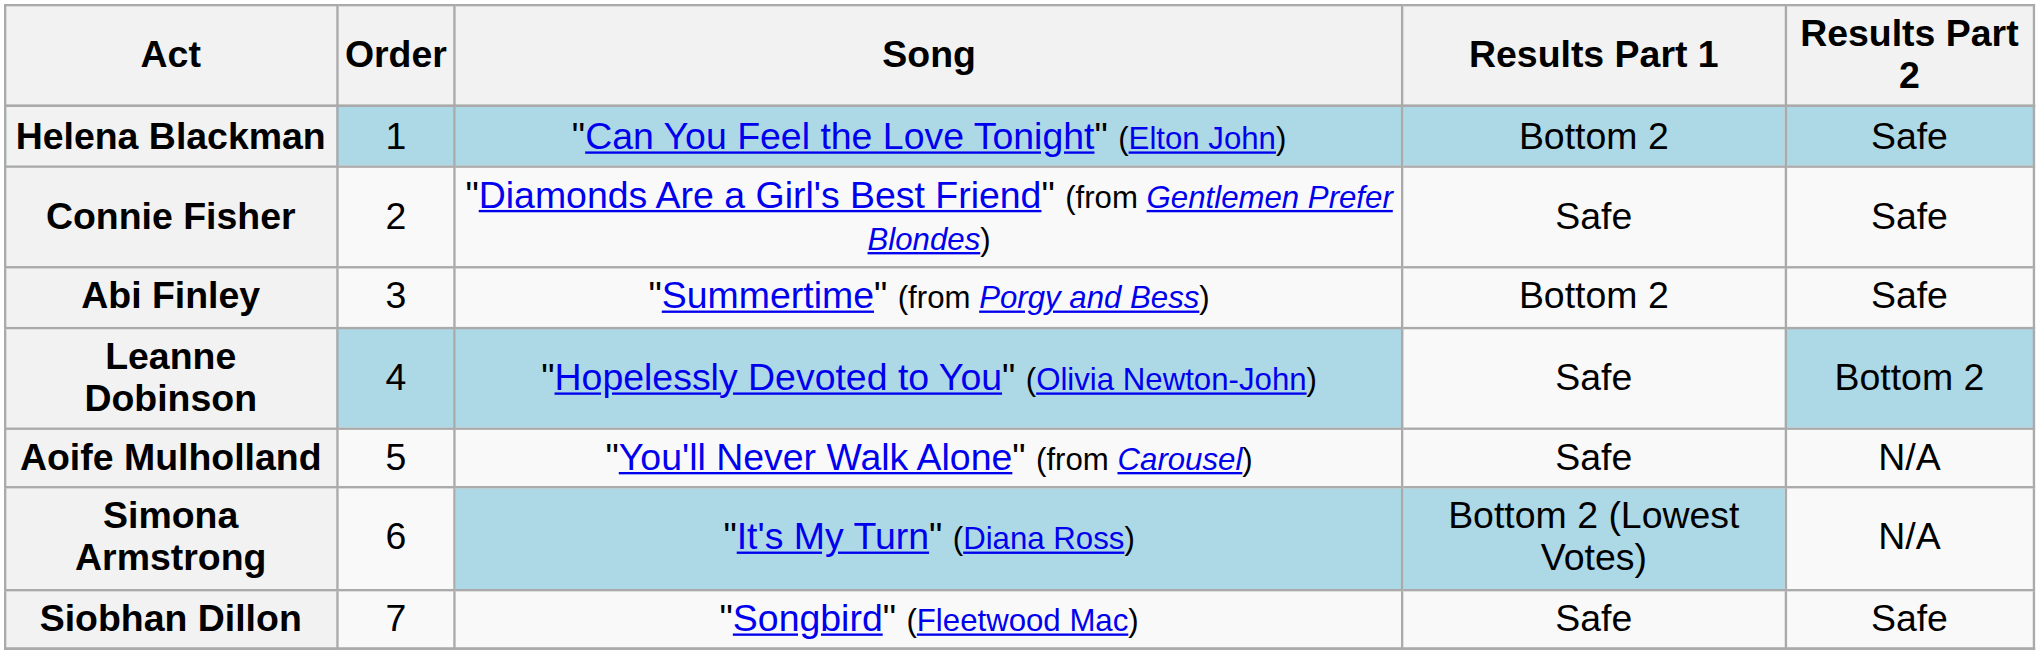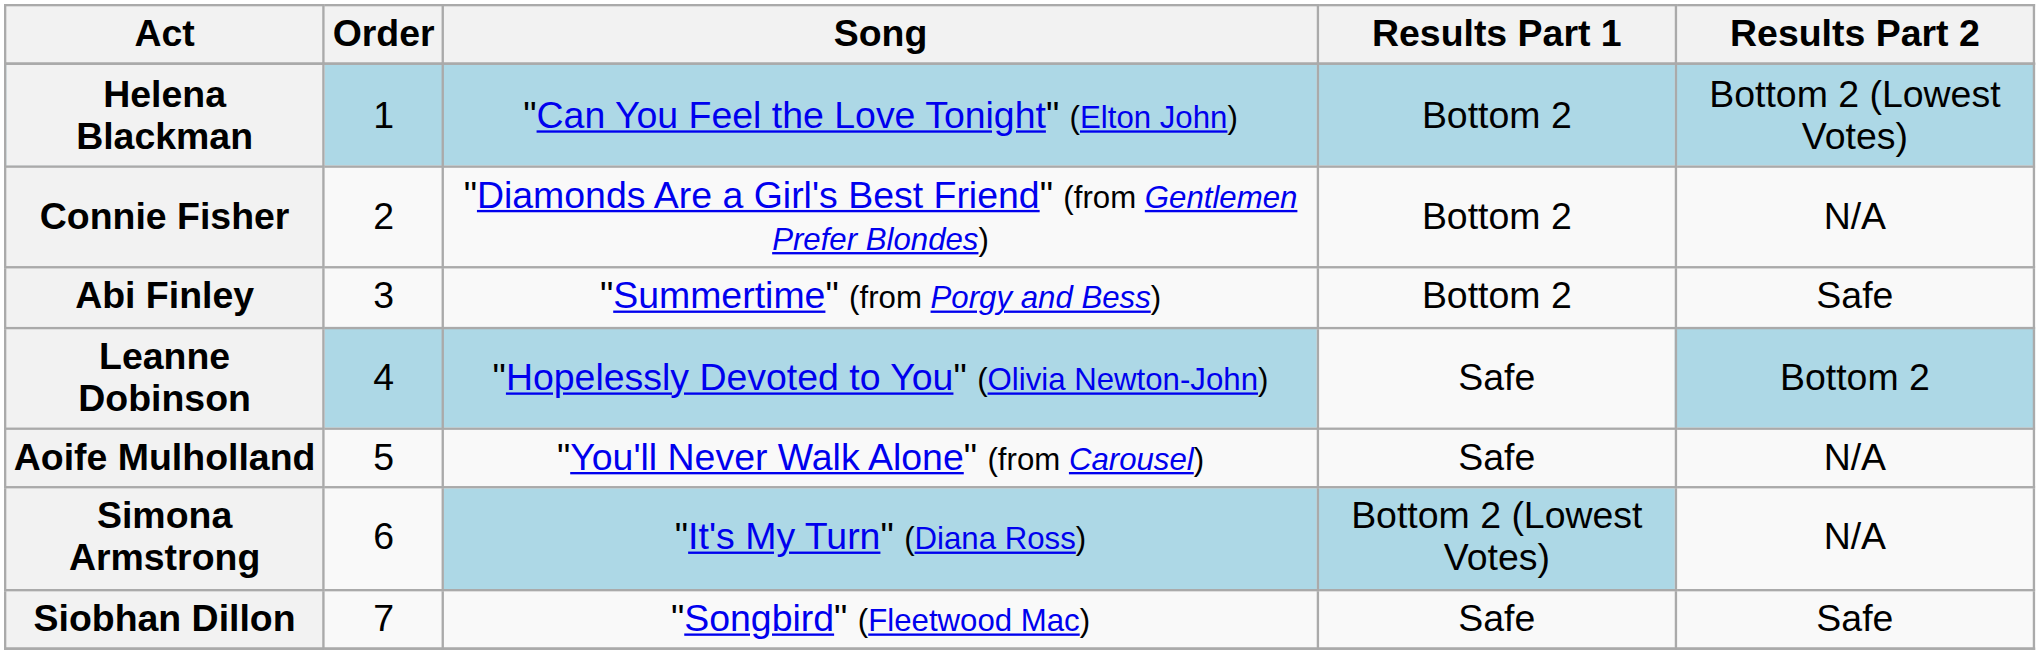(1909, 135) Safe -> (1855, 114) Bottom 2 (Lowest Votes)
(1594, 216) Safe -> (1497, 216) Bottom 2
(1909, 216) Safe -> (1855, 216) N/A
